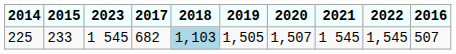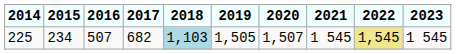columns swapped: (431, 16) <-> (108, 16)
(60, 38) 233 -> (60, 38) 234
(387, 38) no background -> (379, 38) khaki background
